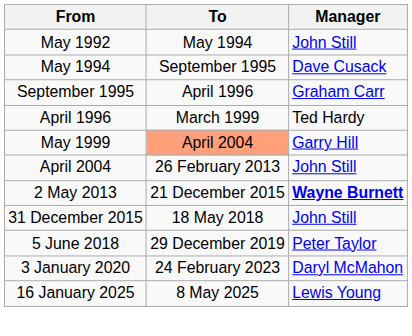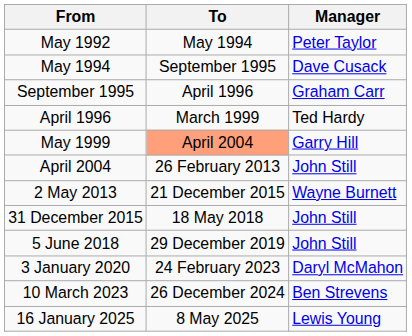(324, 42) John Still -> (334, 42) Peter Taylor
(348, 192) bold -> (344, 192) normal
(334, 243) Peter Taylor -> (324, 243) John Still
+ row: (76, 293)
